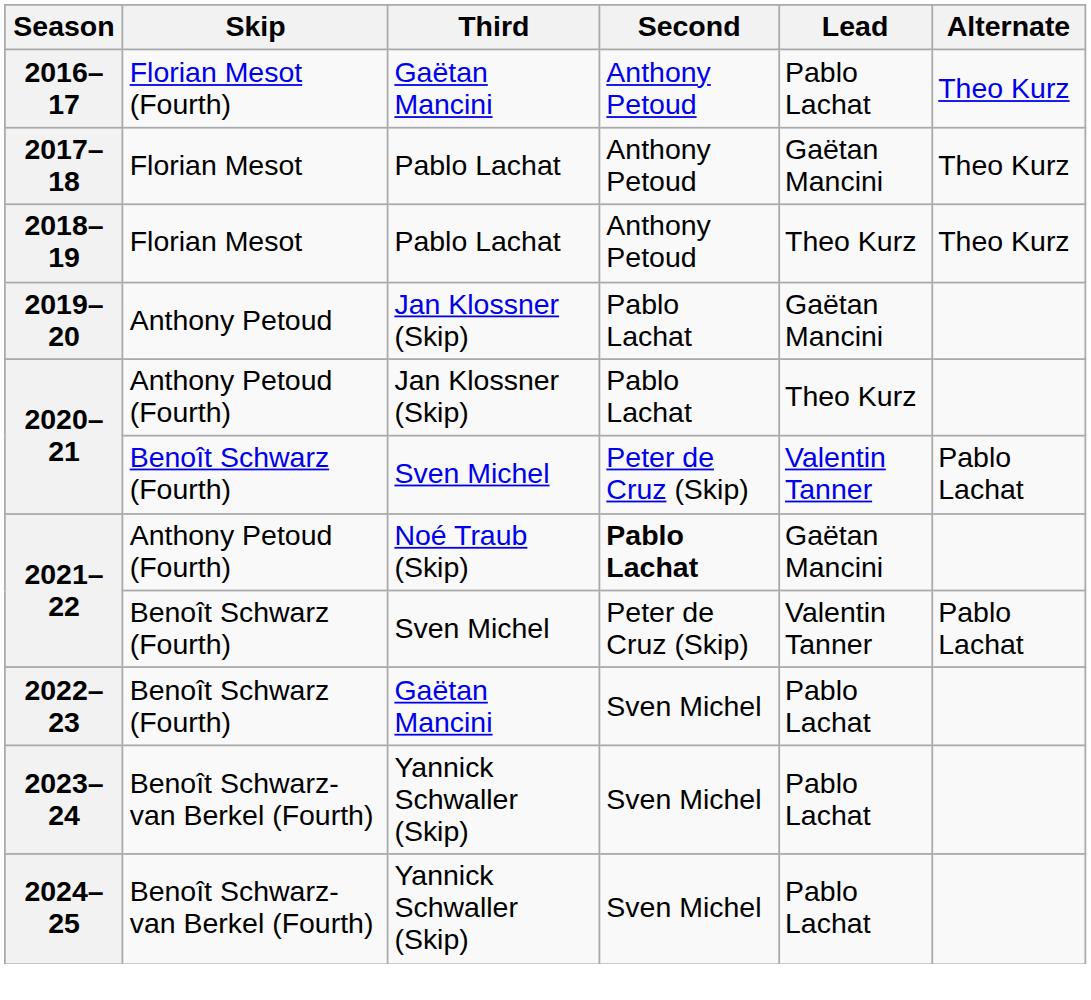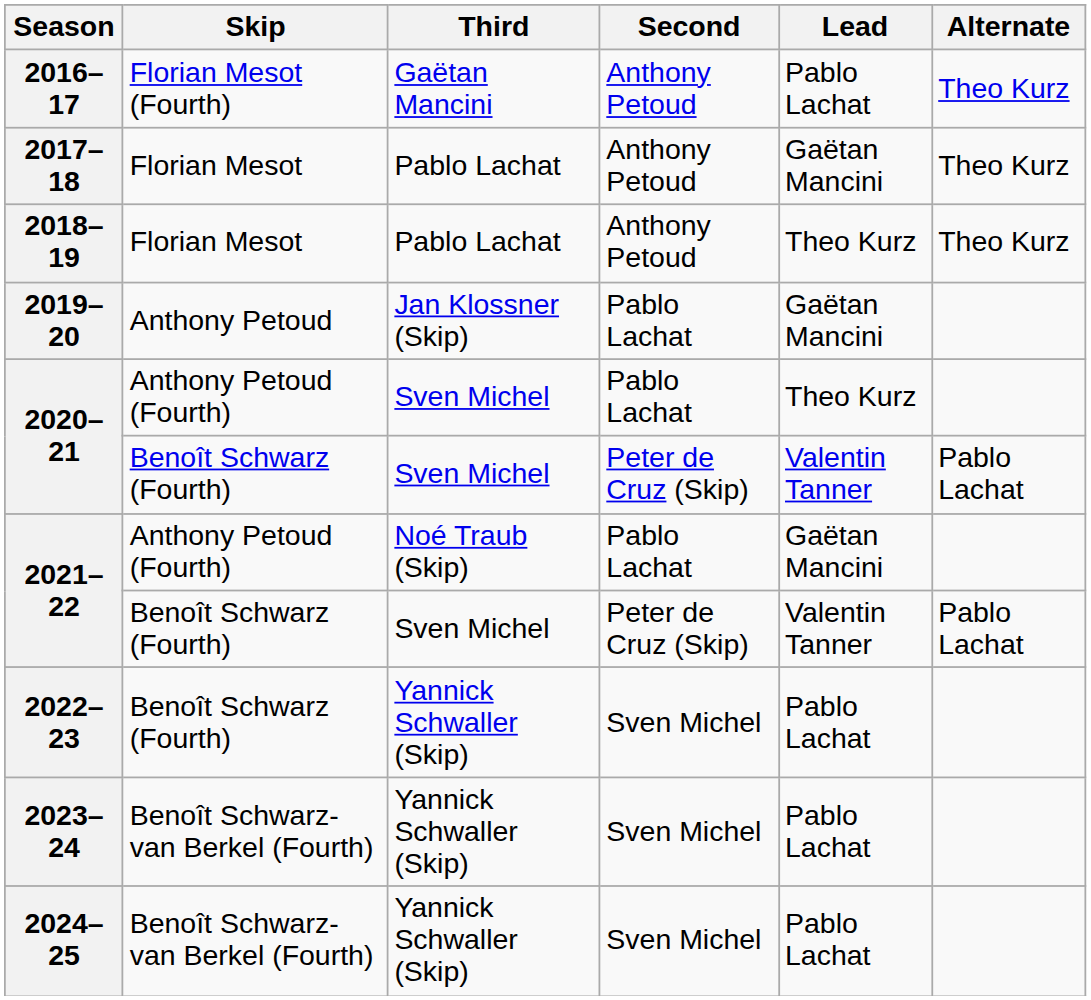(477, 397) Jan Klossner (Skip) -> (472, 397) Sven Michel
(652, 551) bold -> (649, 551) normal
(443, 705) Gaëtan Mancini -> (456, 721) Yannick Schwaller (Skip)
